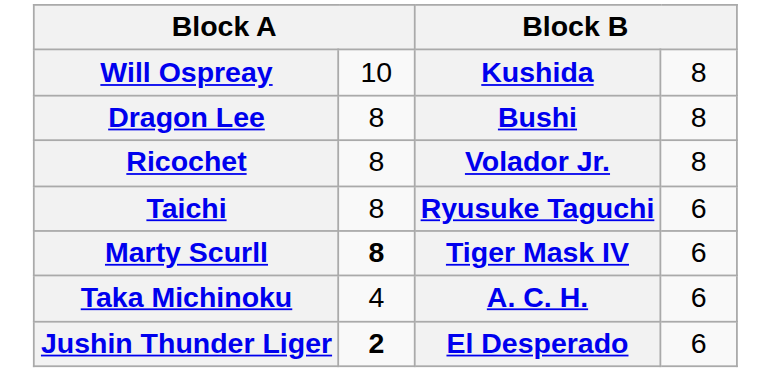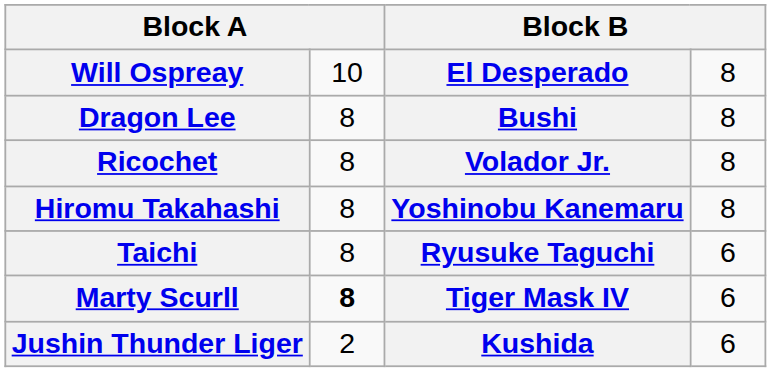(537, 72) Kushida -> (537, 72) El Desperado
+ row: (157, 207)
- row: (187, 298)
(376, 343) bold -> (347, 343) normal
(537, 343) El Desperado -> (537, 343) Kushida
